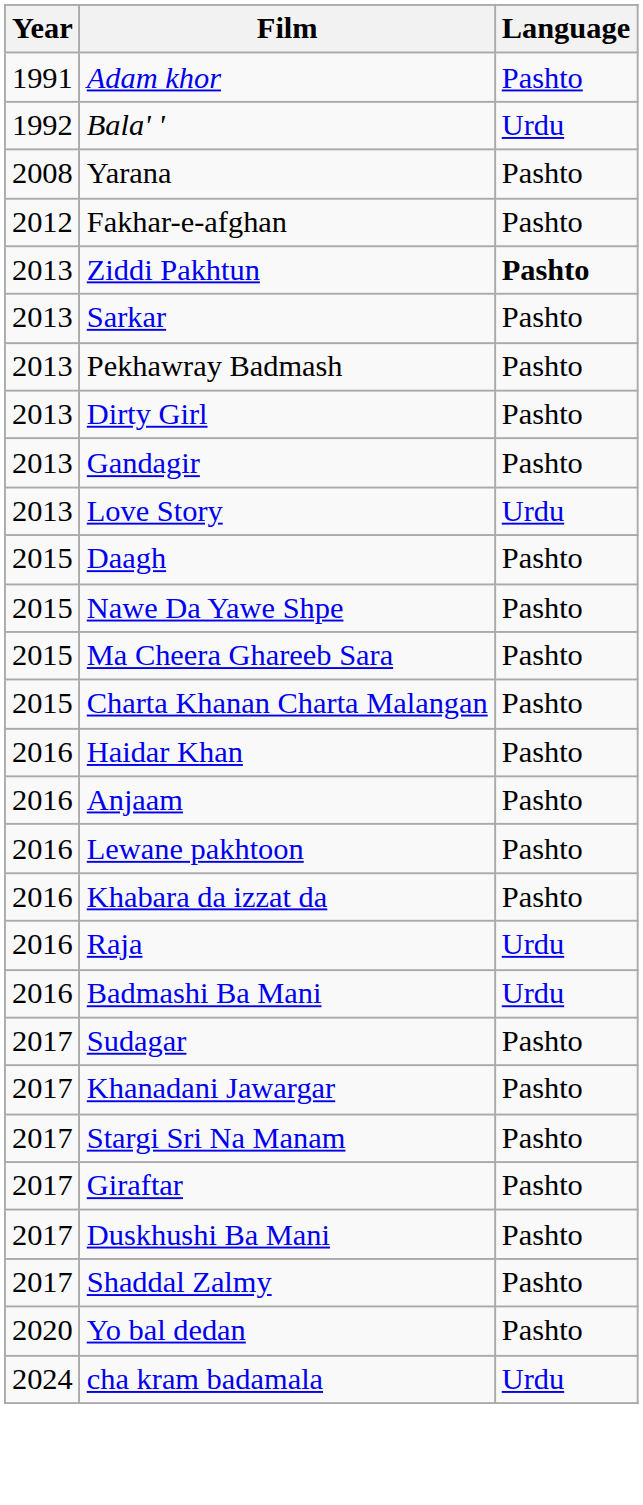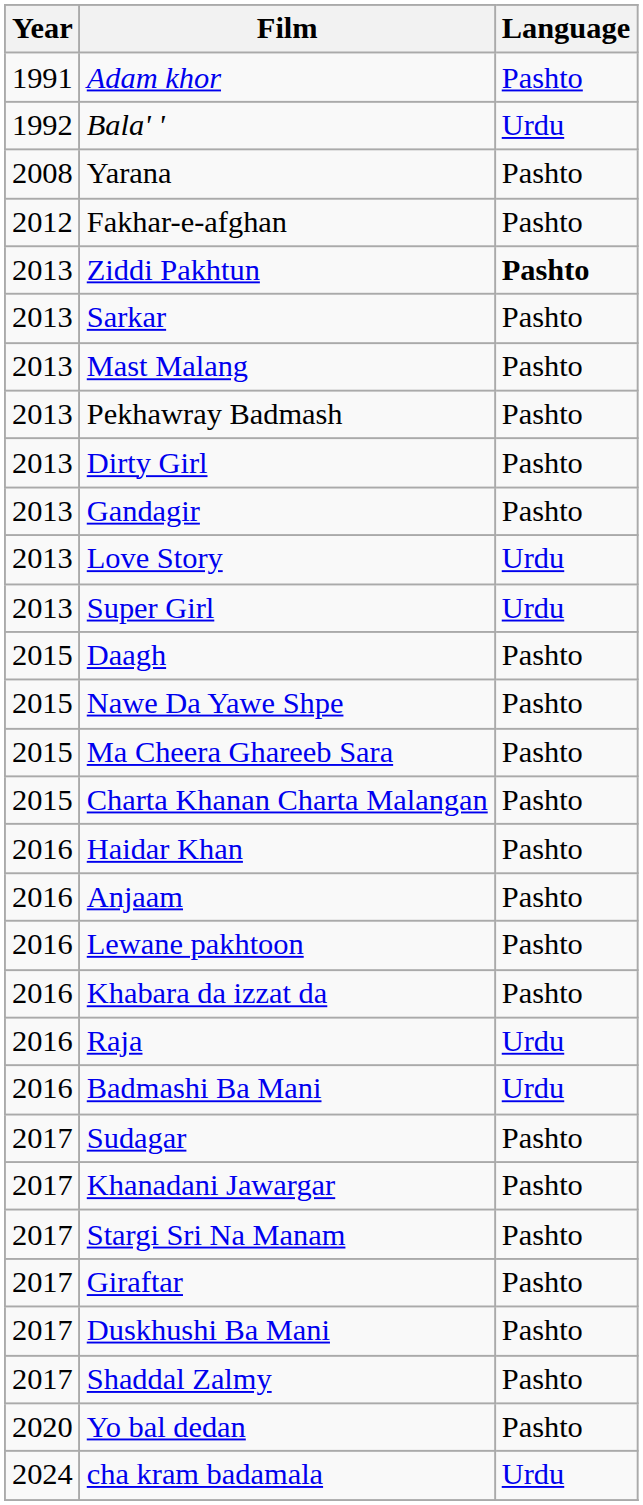+ row: (167, 366)
+ row: (151, 607)
